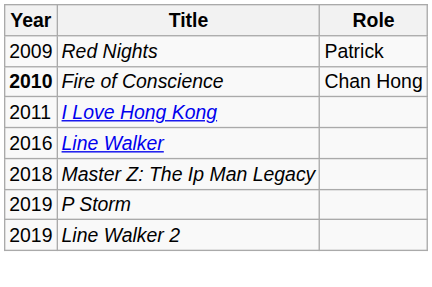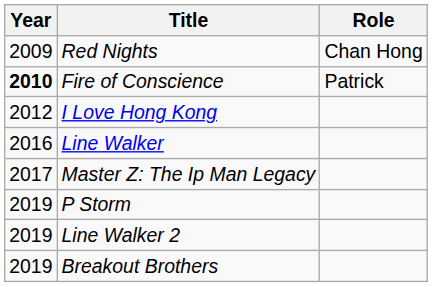(354, 51) Patrick -> (374, 51) Chan Hong
(374, 82) Chan Hong -> (354, 82) Patrick
(30, 113) 2011 -> (31, 113) 2012
(31, 174) 2018 -> (31, 174) 2017
+ row: (140, 266)
